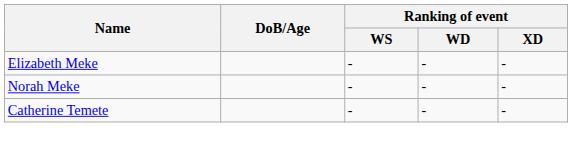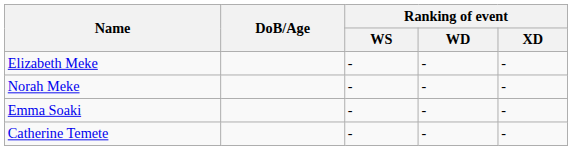+ row: (44, 110)
